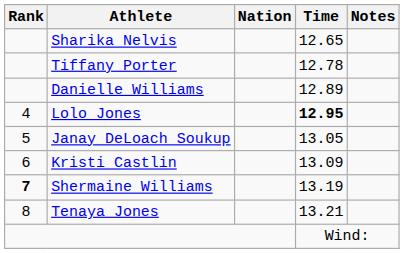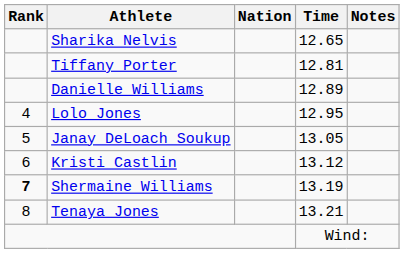(321, 65) 12.78 -> (321, 65) 12.81
(321, 114) bold -> (321, 114) normal
(321, 163) 13.09 -> (321, 163) 13.12
